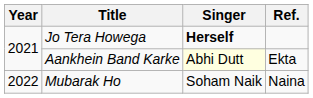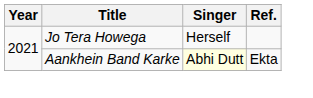(210, 37) bold -> (208, 37) normal
- row: (83, 81)
